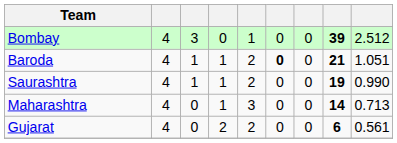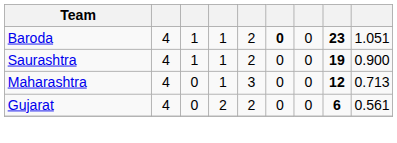- row: (34, 37)
(337, 60) 21 -> (337, 37) 23
(372, 82) 0.990 -> (372, 60) 0.900
(337, 104) 14 -> (337, 82) 12
